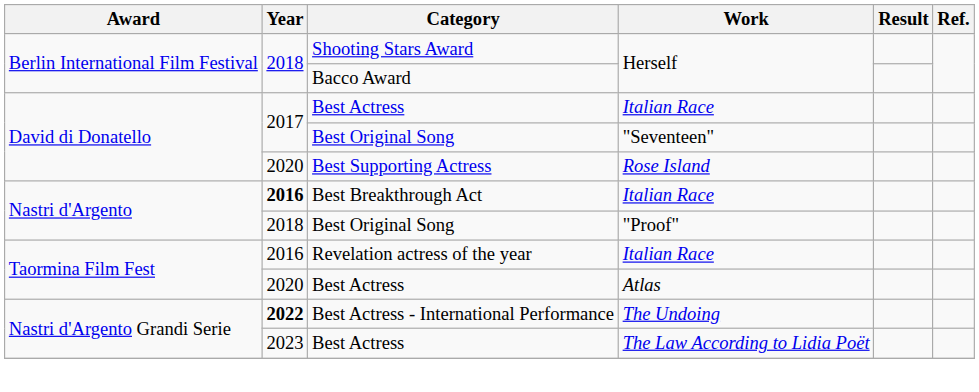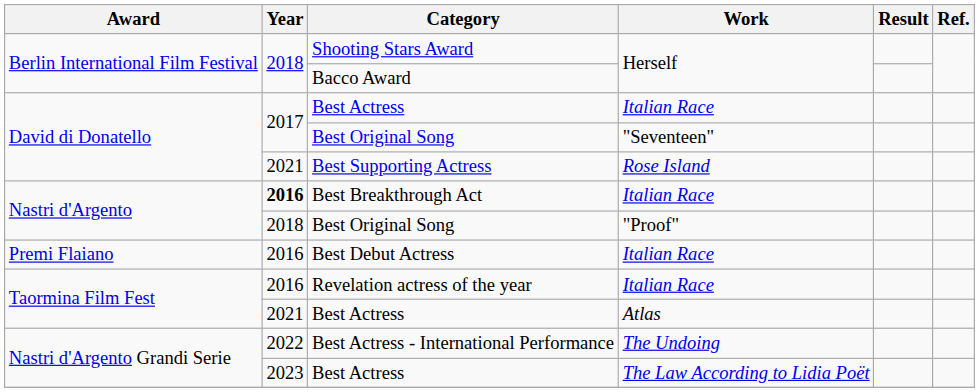(285, 166) 2020 -> (285, 166) 2021
+ row: (383, 254)
(285, 284) 2020 -> (285, 313) 2021
(285, 313) bold -> (285, 343) normal
